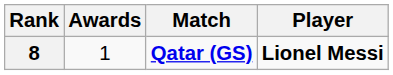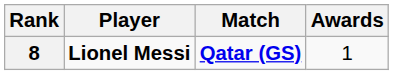columns swapped: (323, 20) <-> (105, 20)
